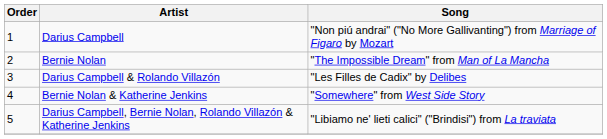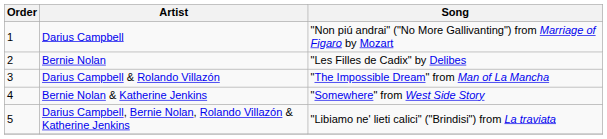(430, 60) "The Impossible Dream" from Man of La Mancha -> (388, 60) "Les Filles de Cadix" by Delibes
(388, 78) "Les Filles de Cadix" by Delibes -> (430, 78) "The Impossible Dream" from Man of La Mancha
